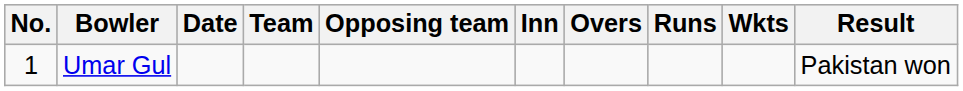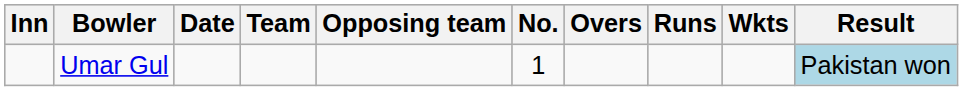columns swapped: (31, 24) <-> (540, 24)
(876, 64) no background -> (876, 64) lightblue background
